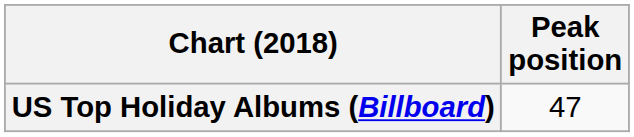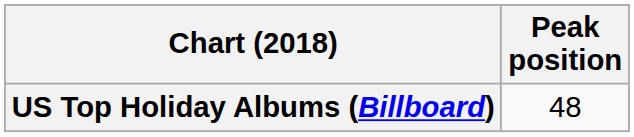(565, 107) 47 -> (565, 107) 48
